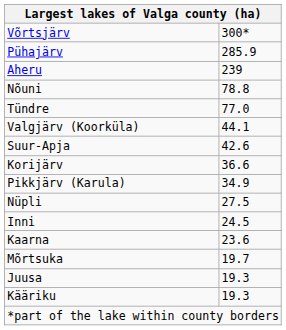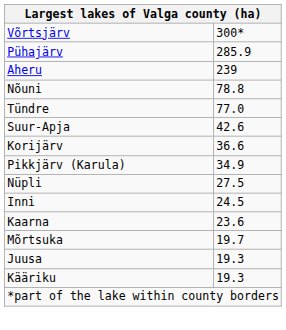- row: (73, 127)
